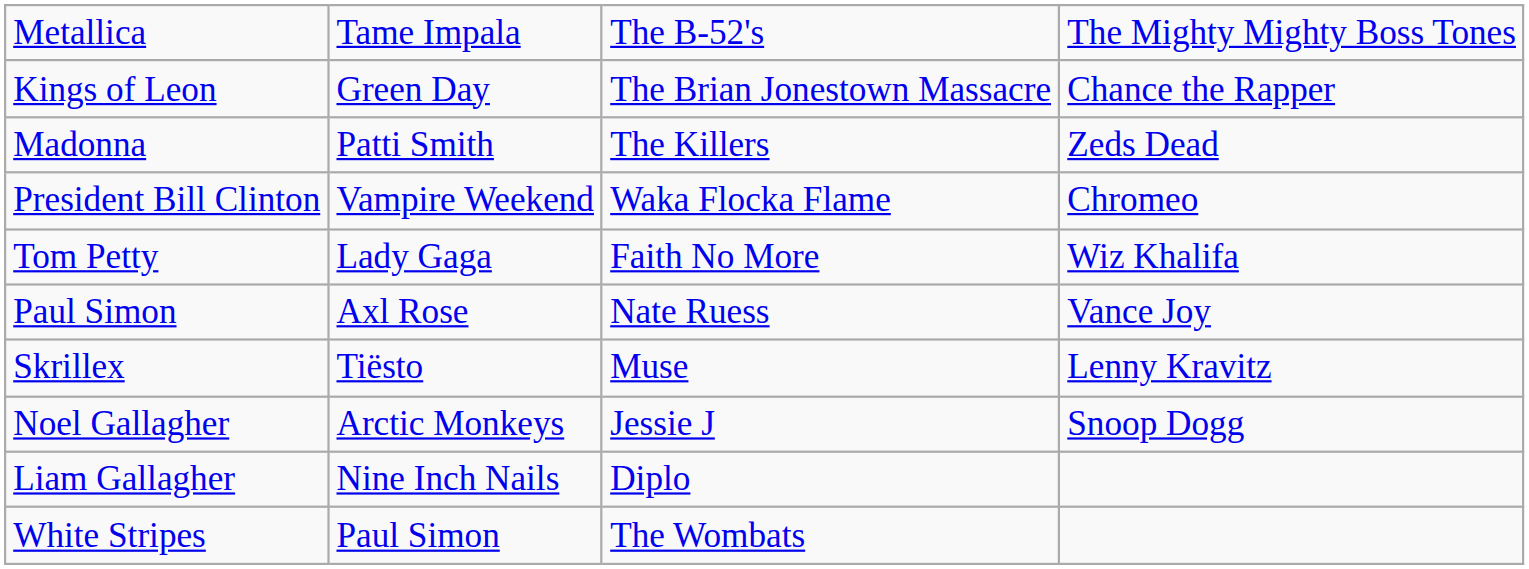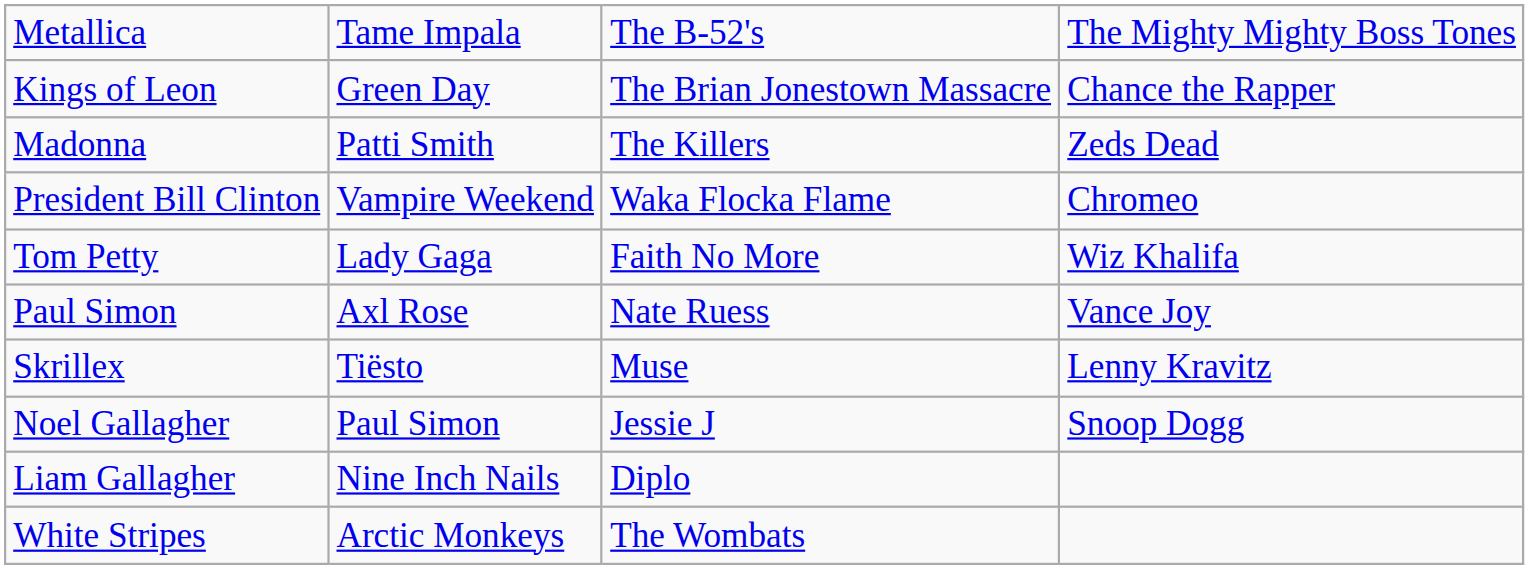(450, 423) Arctic Monkeys -> (418, 423) Paul Simon
(418, 534) Paul Simon -> (450, 534) Arctic Monkeys
